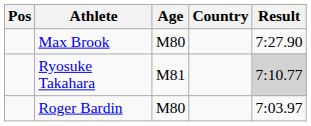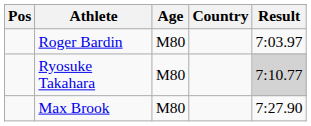rows swapped: (81, 108) <-> (74, 41)
(171, 74) M81 -> (171, 74) M80
